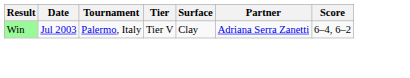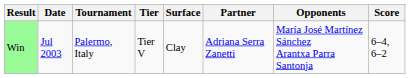+ column: (321, 12)
